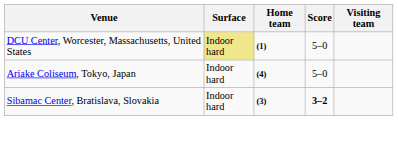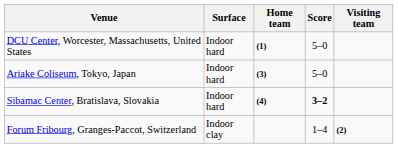(220, 46) khaki background -> (220, 46) no background
(261, 73) (4) -> (261, 73) (3)
(261, 101) (3) -> (261, 101) (4)
+ row: (101, 129)
